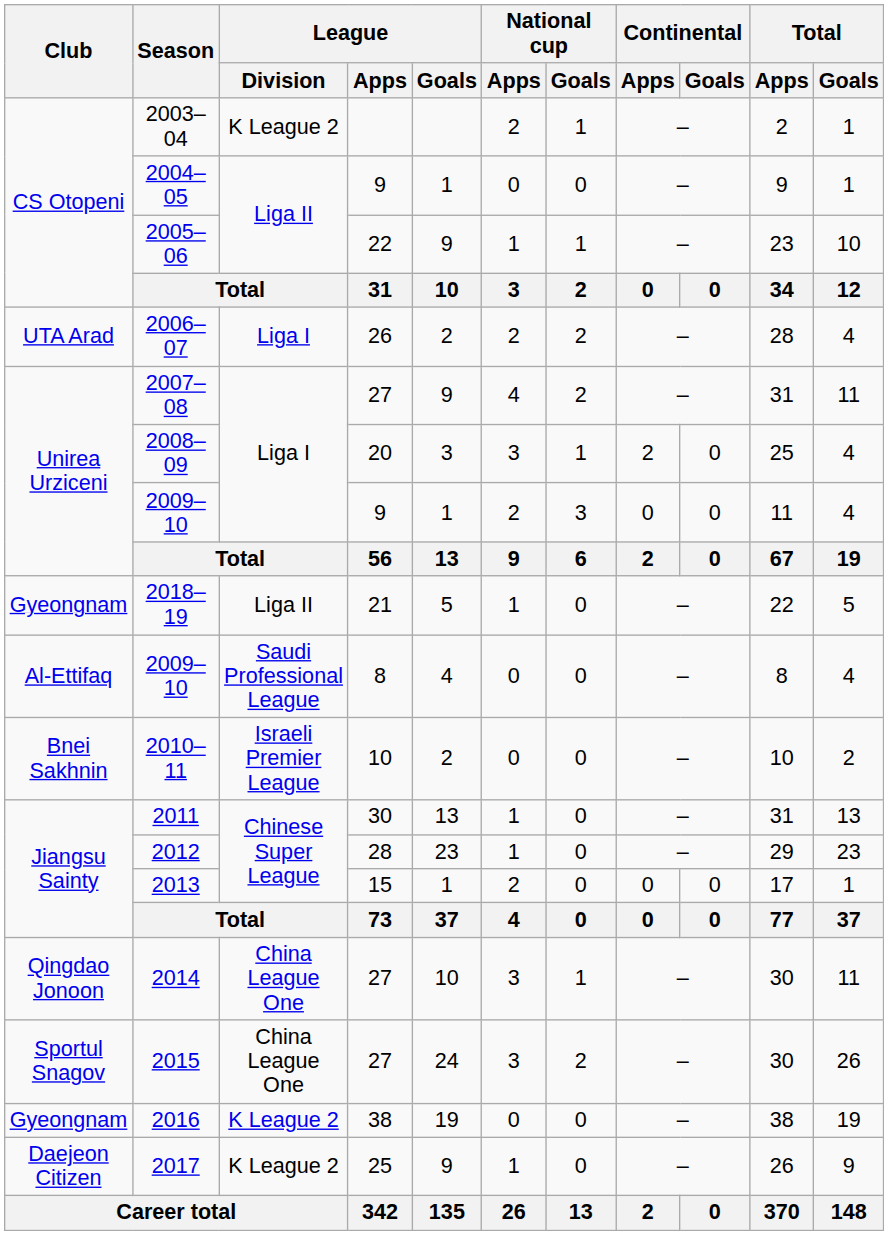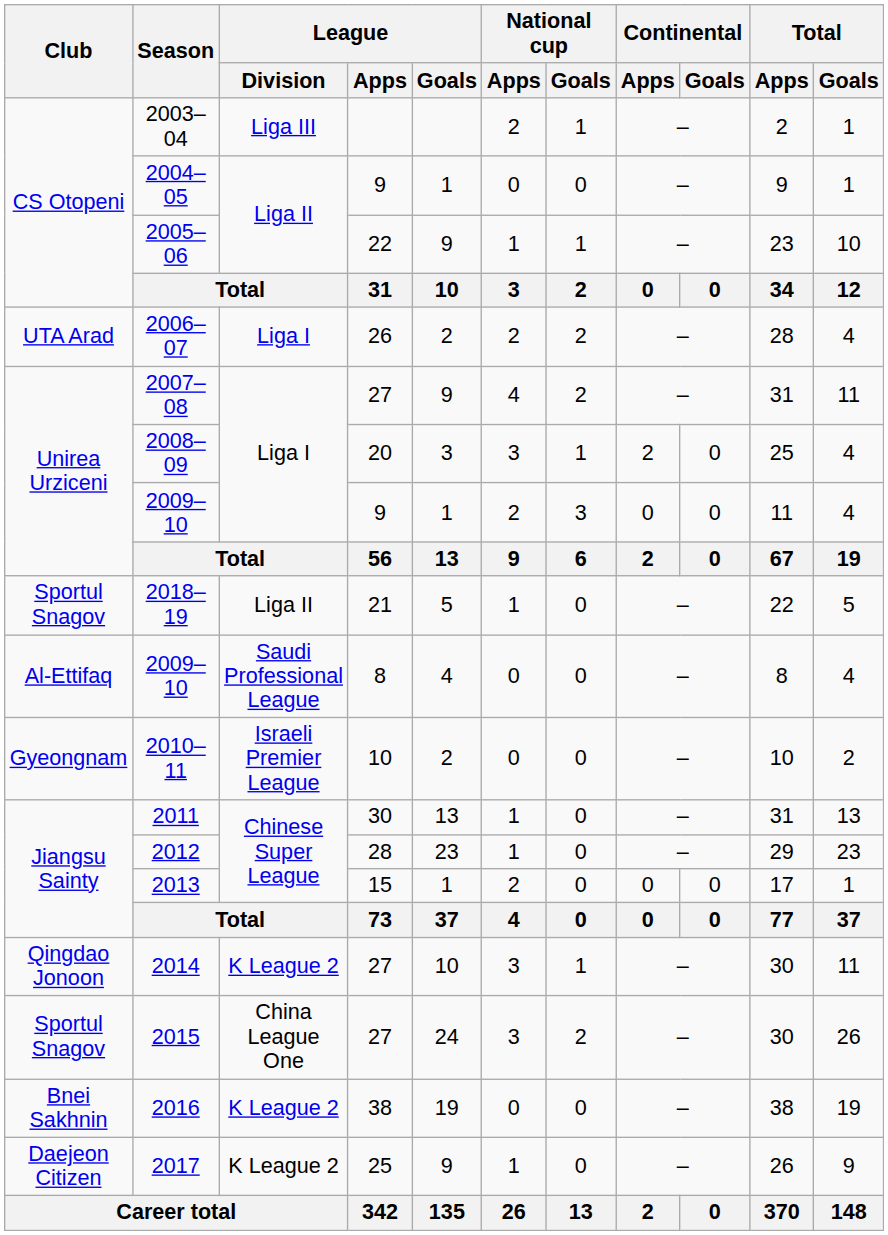(284, 126) K League 2 -> (284, 126) Liga III
(68, 604) Gyeongnam -> (68, 604) Sportul Snagov
(68, 758) Bnei Sakhnin -> (68, 758) Gyeongnam
(284, 978) China League One -> (284, 966) K League 2
(68, 1119) Gyeongnam -> (68, 1107) Bnei Sakhnin
